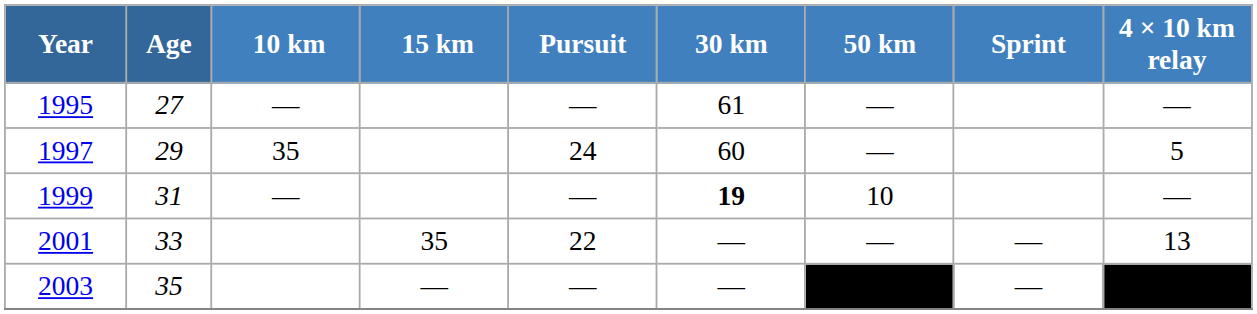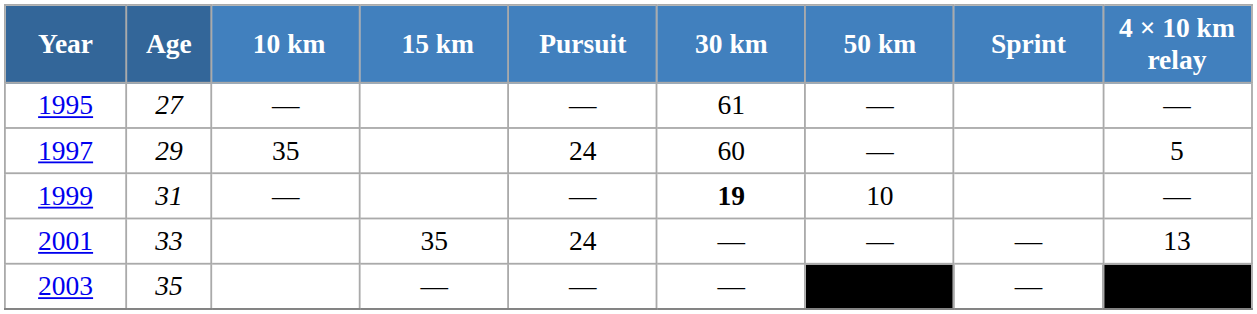(583, 241) 22 -> (583, 241) 24
